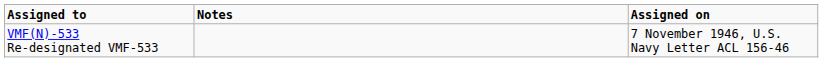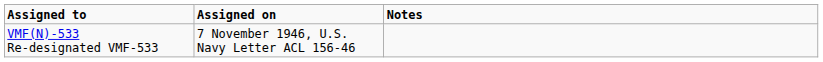columns swapped: (670, 14) <-> (215, 14)
